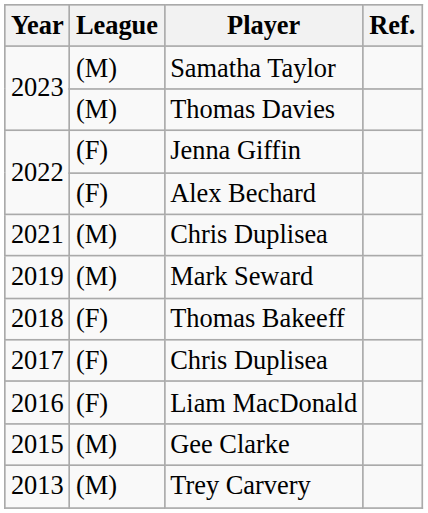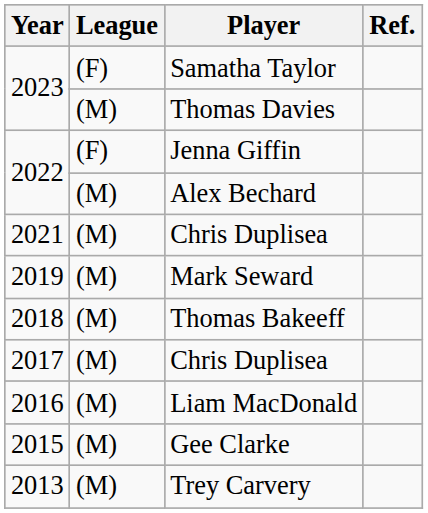(96, 67) (M) -> (92, 67) (F)
(92, 192) (F) -> (96, 192) (M)
(92, 318) (F) -> (96, 318) (M)
(92, 360) (F) -> (96, 360) (M)
(92, 402) (F) -> (96, 402) (M)
